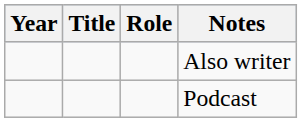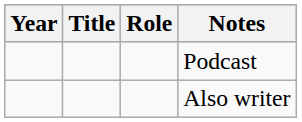rows swapped: (237, 60) <-> (220, 98)
